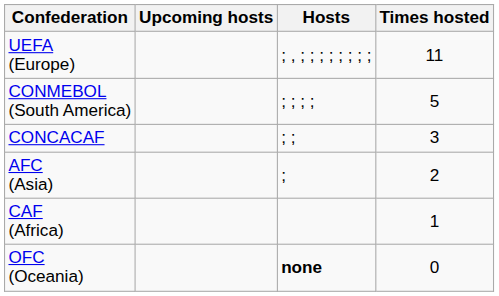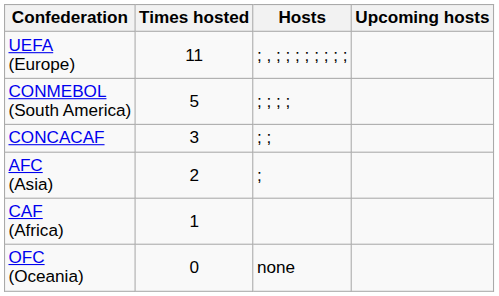columns swapped: (434, 18) <-> (206, 18)
(302, 267) bold -> (276, 267) normal
